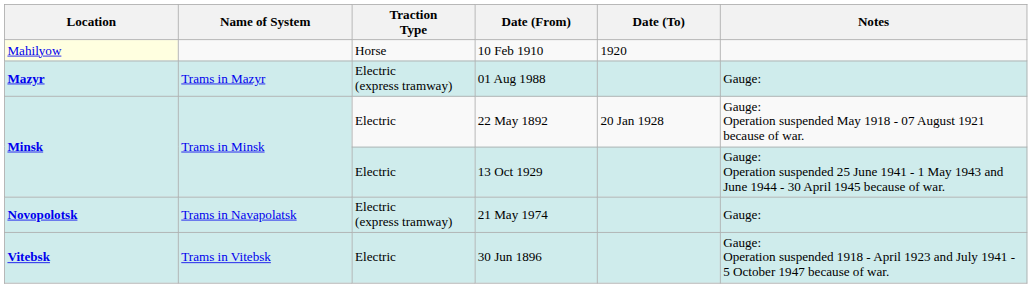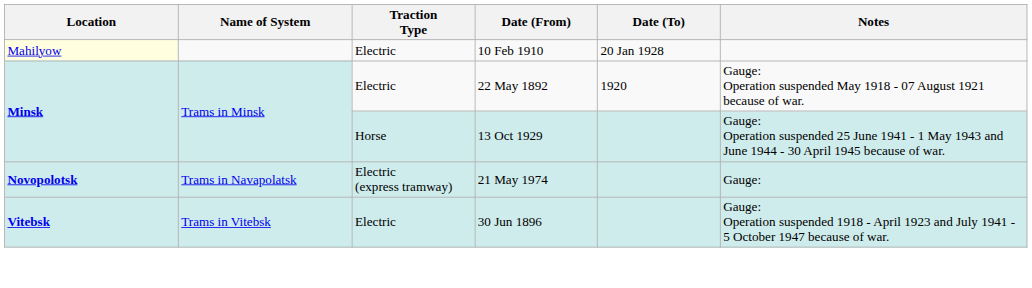(371, 50) Horse -> (375, 50) Electric
(614, 50) 1920 -> (632, 50) 20 Jan 1928
- row: (512, 78)
(632, 121) 20 Jan 1928 -> (614, 86) 1920
(375, 171) Electric -> (371, 136) Horse
